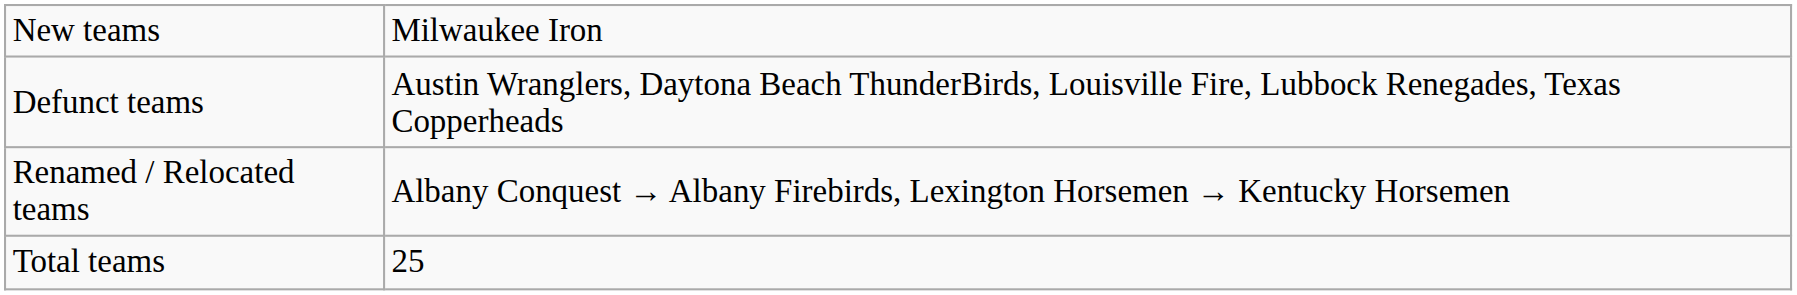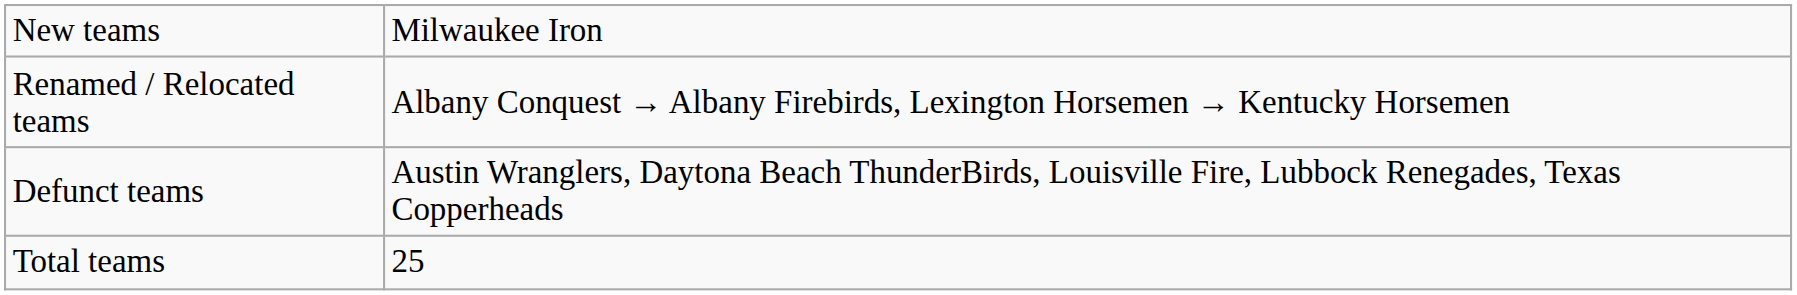rows swapped: (154, 190) <-> (108, 101)
